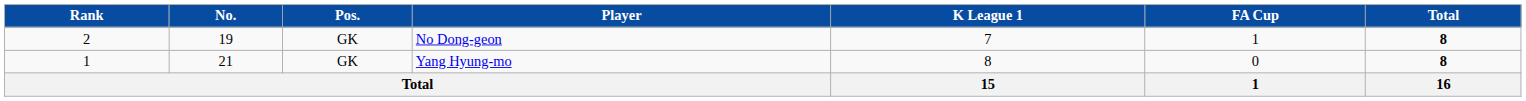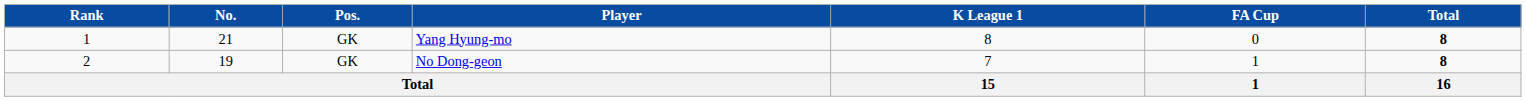rows swapped: (464, 61) <-> (459, 38)
